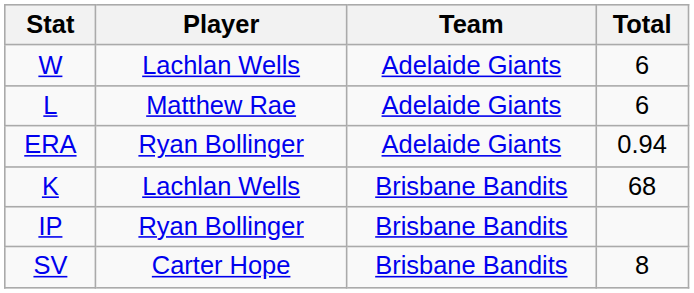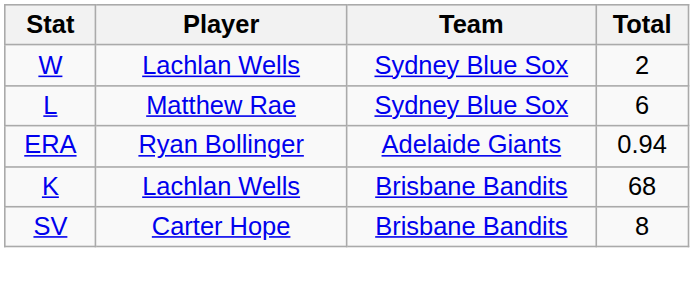(471, 65) Adelaide Giants -> (471, 65) Sydney Blue Sox
(642, 65) 6 -> (642, 65) 2
(471, 105) Adelaide Giants -> (471, 105) Sydney Blue Sox
- row: (50, 226)
